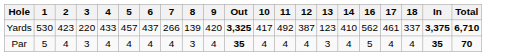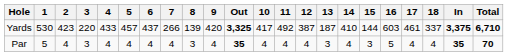+ column: (370, 12)
(328, 28) 123 -> (328, 28) 187
(370, 28) 562 -> (391, 28) 603
